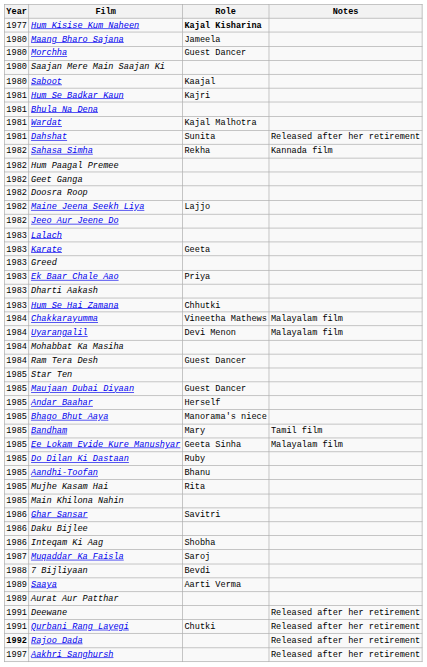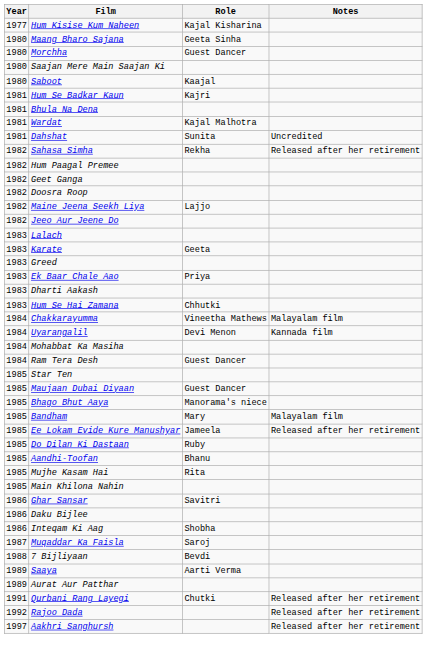(223, 25) bold -> (223, 25) normal
(202, 39) Jameela -> (213, 39) Geeta Sinha
(346, 137) Released after her retirement -> (297, 137) Uncredited
(302, 151) Kannada film -> (346, 151) Released after her retirement
(307, 333) Malayalam film -> (302, 333) Kannada film
- row: (62, 403)
(297, 431) Tamil film -> (307, 417) Malayalam film
(213, 445) Geeta Sinha -> (202, 431) Jameela
(307, 445) Malayalam film -> (346, 431) Released after her retirement
- row: (49, 613)
(17, 641) bold -> (17, 613) normal
